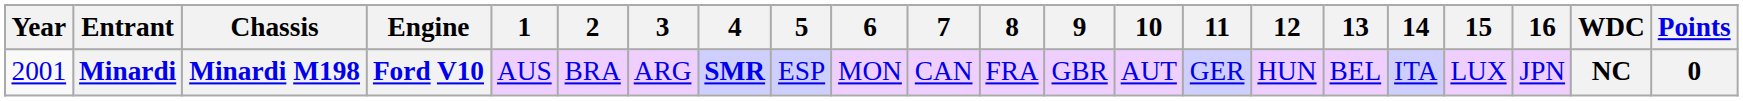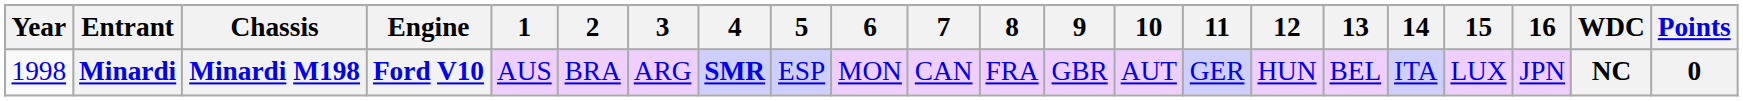(39, 71) 2001 -> (39, 71) 1998
